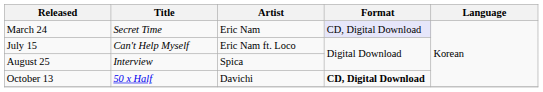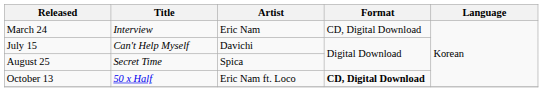(138, 29) Secret Time -> (133, 29) Interview
(374, 29) lavender background -> (374, 29) no background
(258, 45) Eric Nam ft. Loco -> (237, 45) Davichi
(133, 62) Interview -> (138, 62) Secret Time
(237, 78) Davichi -> (258, 78) Eric Nam ft. Loco
